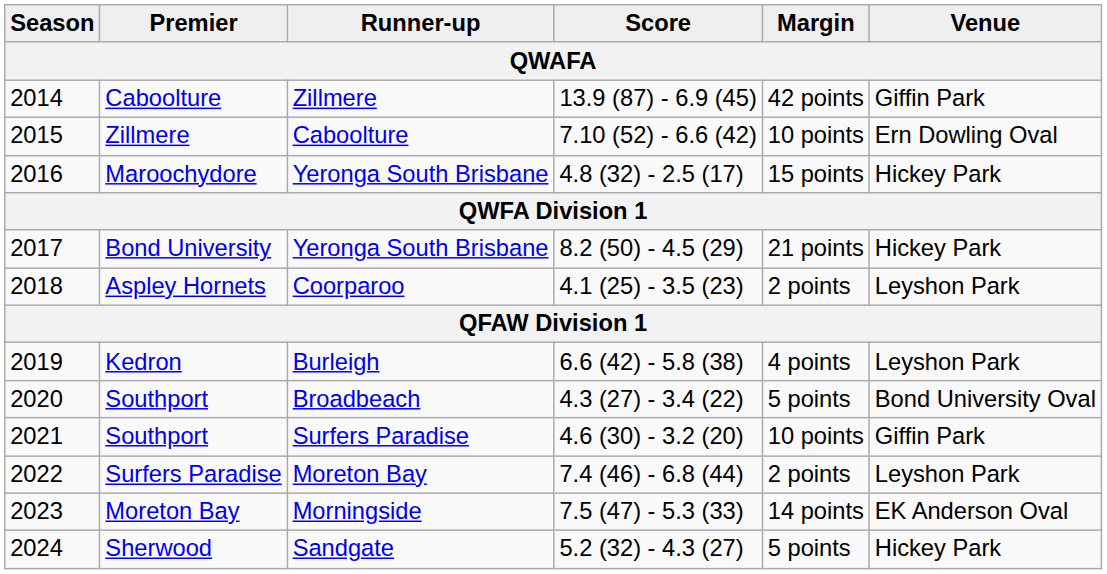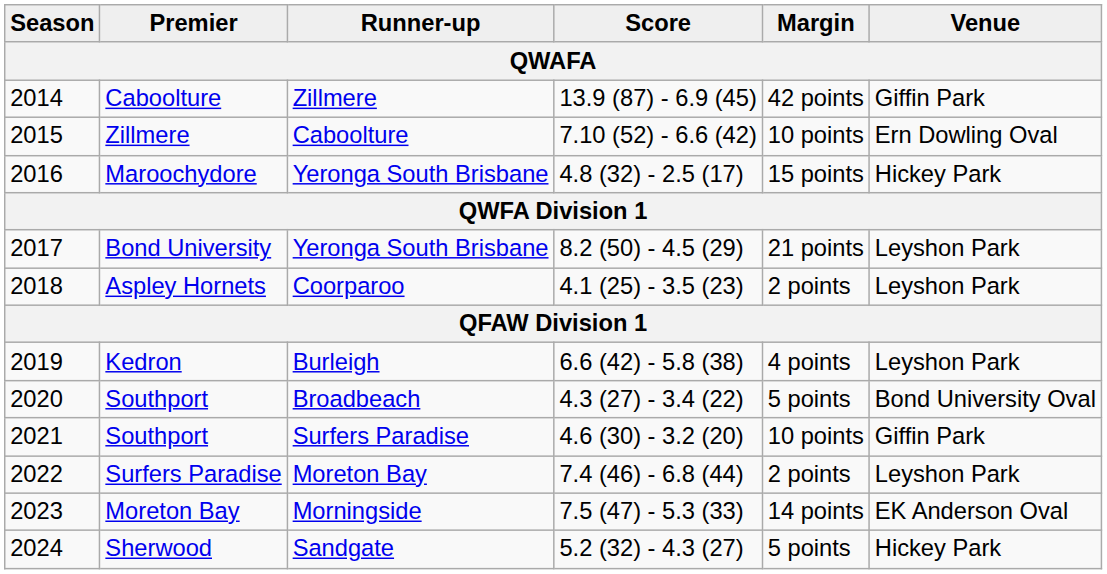(938, 248) Hickey Park -> (947, 248) Leyshon Park
